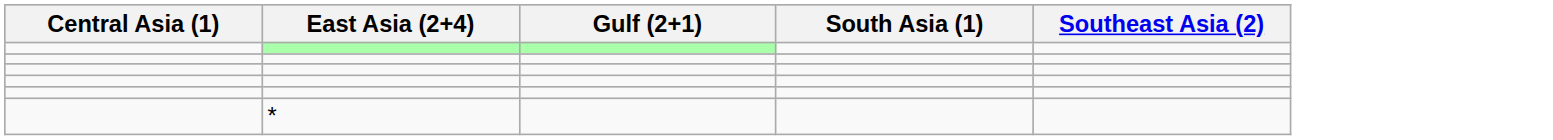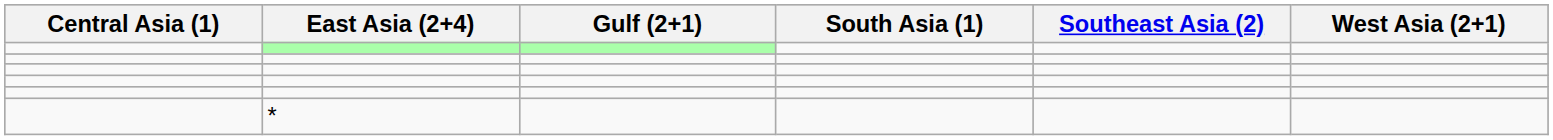+ column: (1419, 24)
